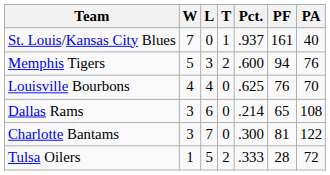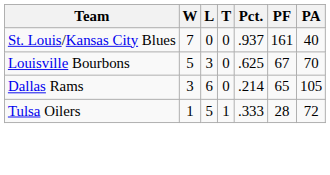(226, 39) 1 -> (226, 39) 0
- row: (56, 63)
(190, 87) 4 -> (190, 63) 5
(209, 87) 4 -> (209, 63) 3
(282, 87) 76 -> (282, 63) 67
(311, 110) 108 -> (311, 87) 105
- row: (63, 134)
(226, 157) 2 -> (226, 110) 1
